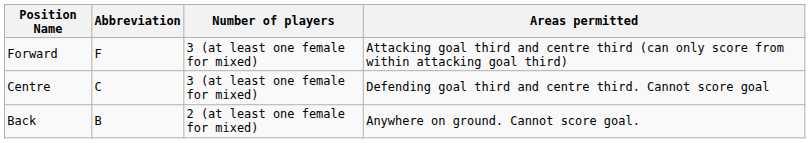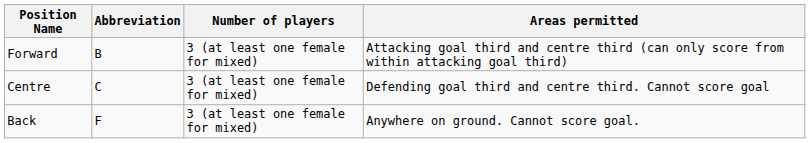(98, 54) F -> (98, 54) B
(98, 121) B -> (98, 121) F
(266, 121) 2 (at least one female for mixed) -> (266, 121) 3 (at least one female for mixed)
